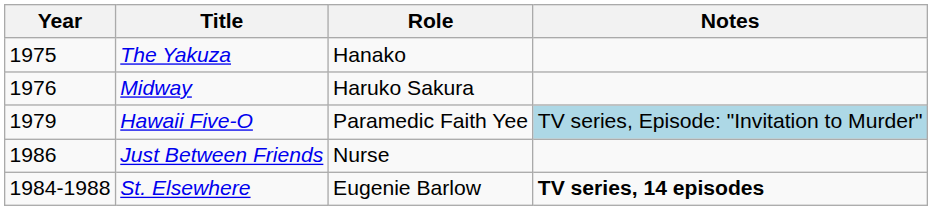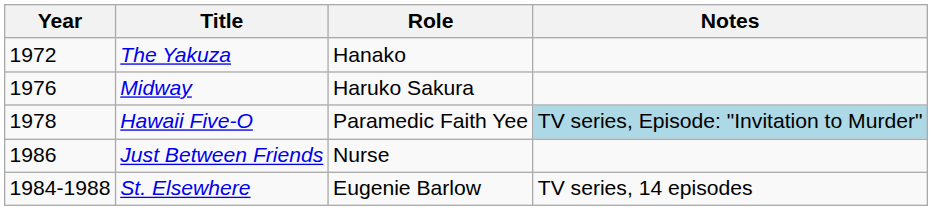(33, 54) 1975 -> (33, 54) 1972
(33, 121) 1979 -> (33, 121) 1978
(651, 188) bold -> (645, 188) normal
